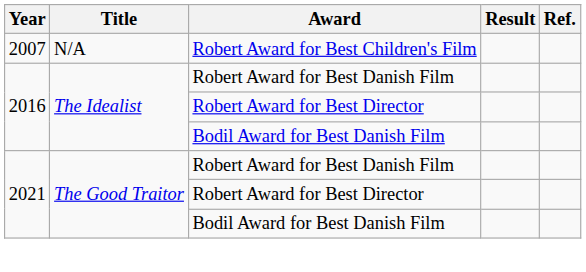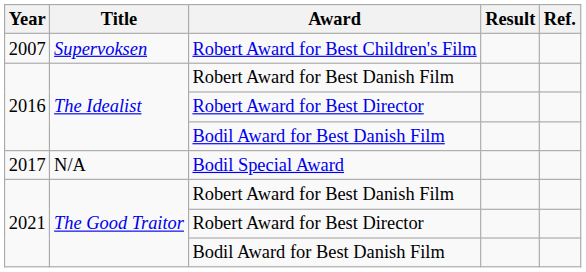(70, 48) N/A -> (101, 48) Supervoksen
+ row: (27, 164)
